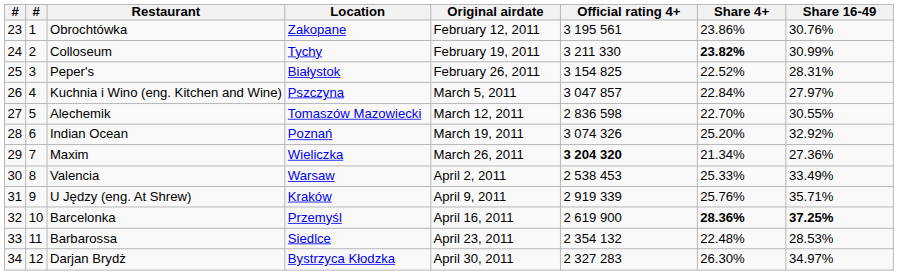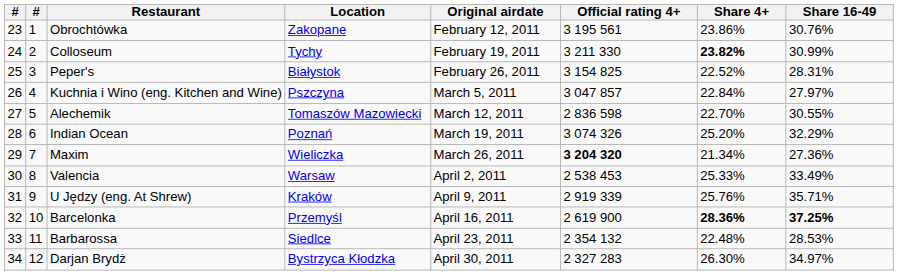(811, 134) 32.92% -> (811, 134) 32.29%
